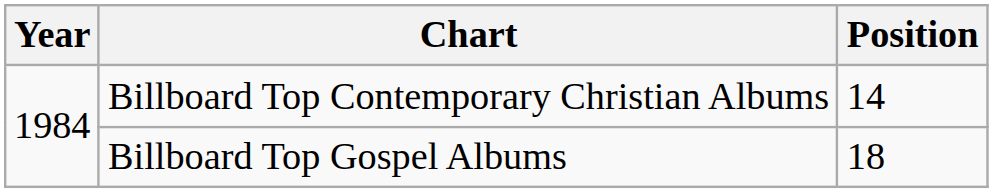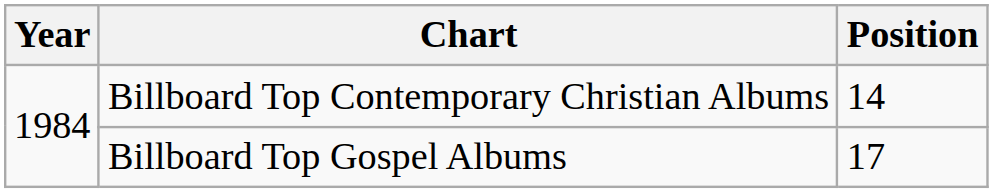(866, 156) 18 -> (866, 156) 17
